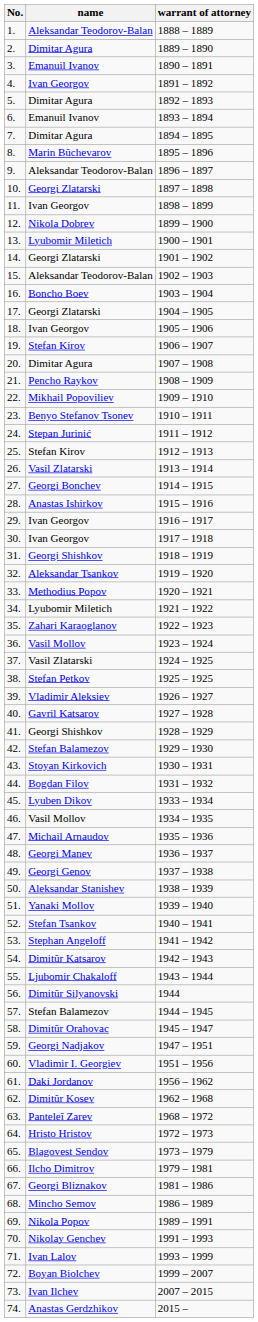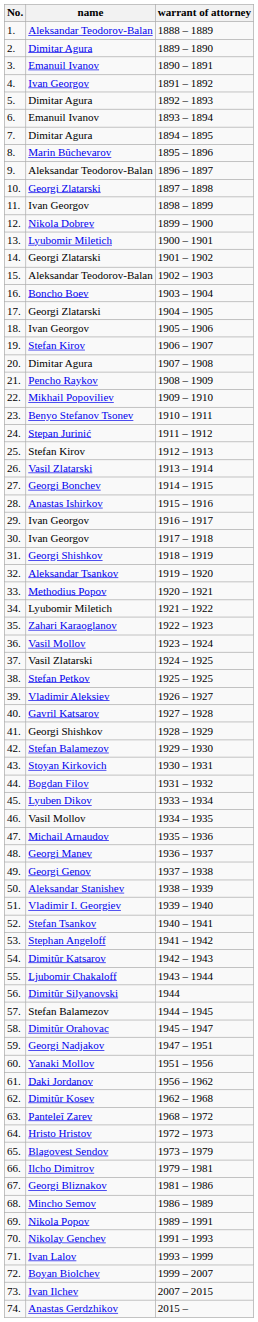(61, 906) Yanaki Mollov -> (75, 906) Vladimir I. Georgiev
(75, 1063) Vladimir I. Georgiev -> (61, 1063) Yanaki Mollov
